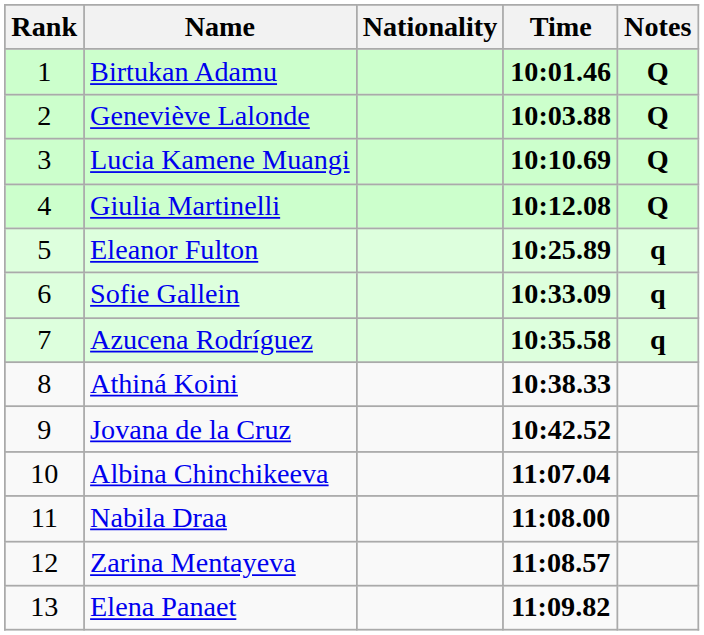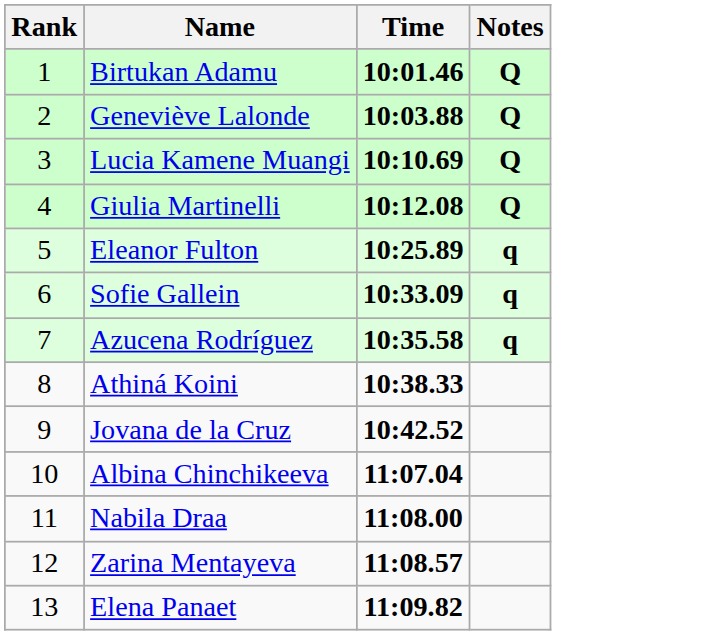- column: (430, 26)
